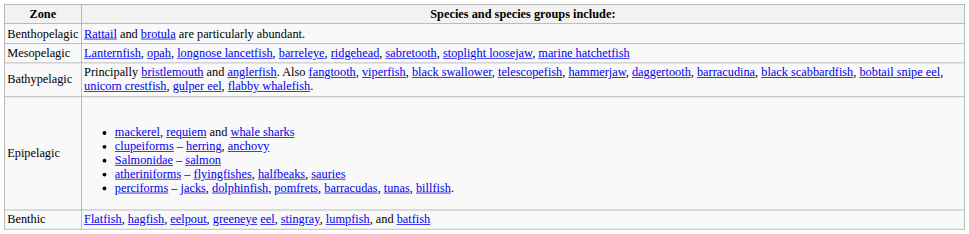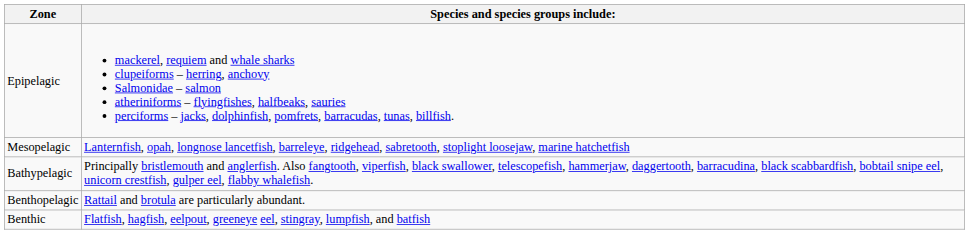rows swapped: (34, 153) <-> (43, 33)
